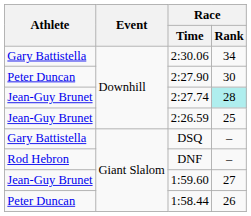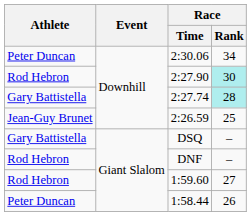(47, 56) Gary Battistella -> (41, 56) Peter Duncan
(41, 77) Peter Duncan -> (38, 77) Rod Hebron
(229, 77) no background -> (229, 77) paleturquoise background
(50, 97) Jean-Guy Brunet -> (47, 97) Gary Battistella
(50, 180) Jean-Guy Brunet -> (38, 180) Rod Hebron
